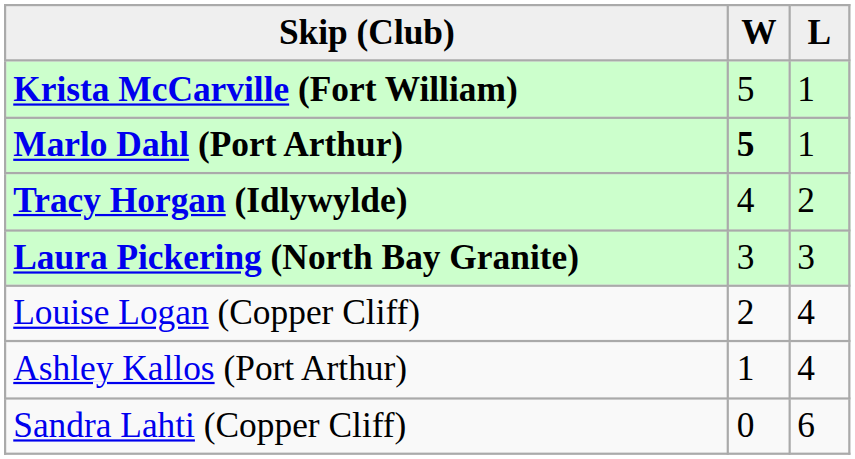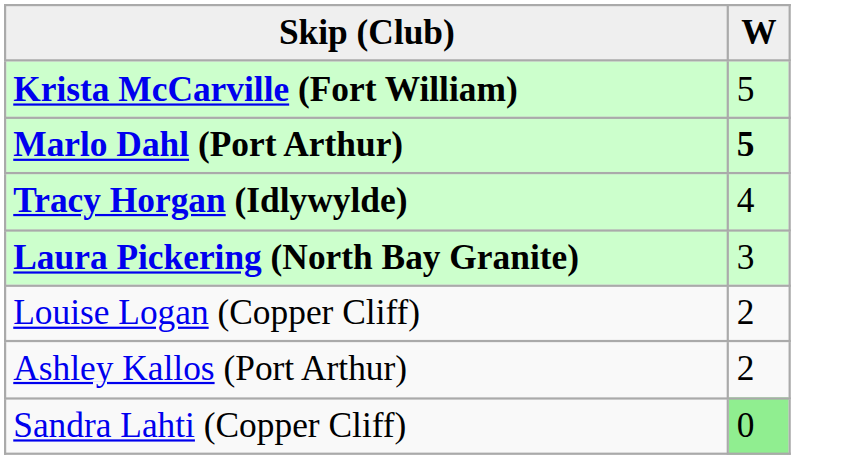- column: (819, 32)
(746, 369) 1 -> (746, 369) 2
(746, 425) no background -> (746, 425) lightgreen background
